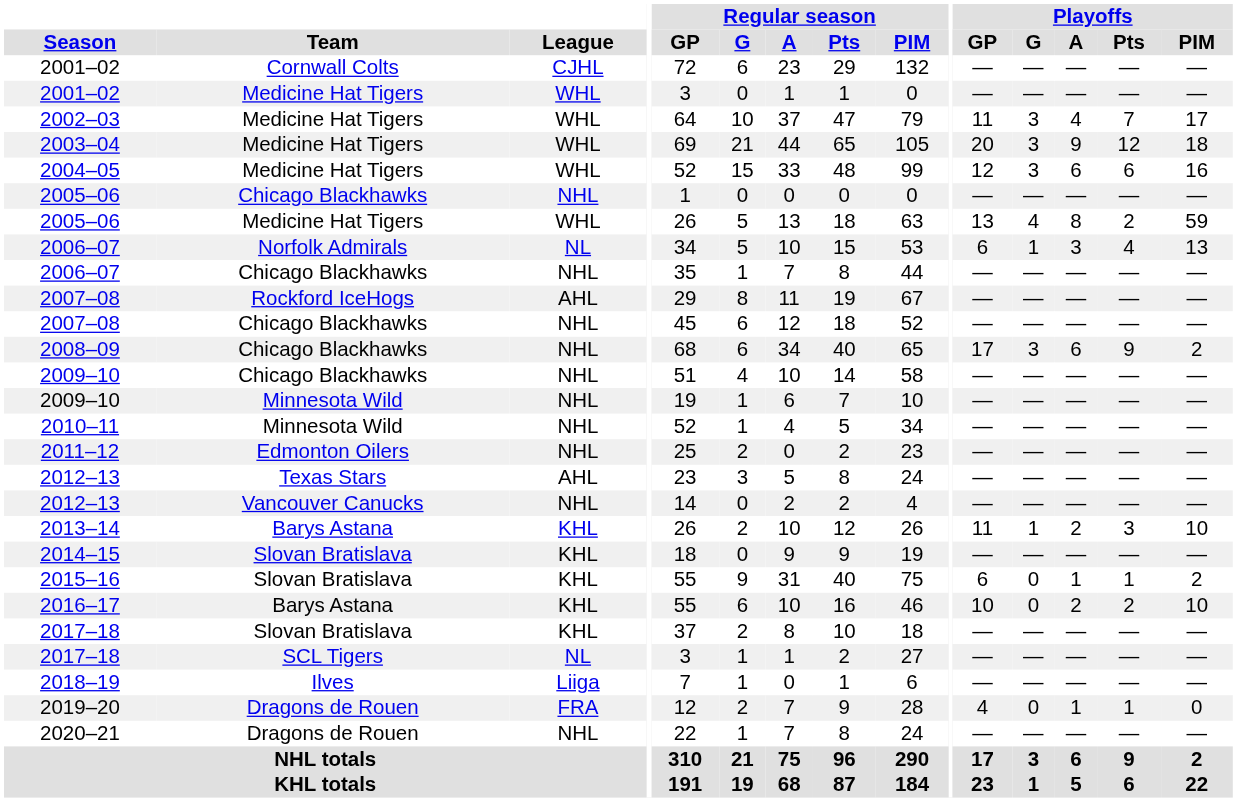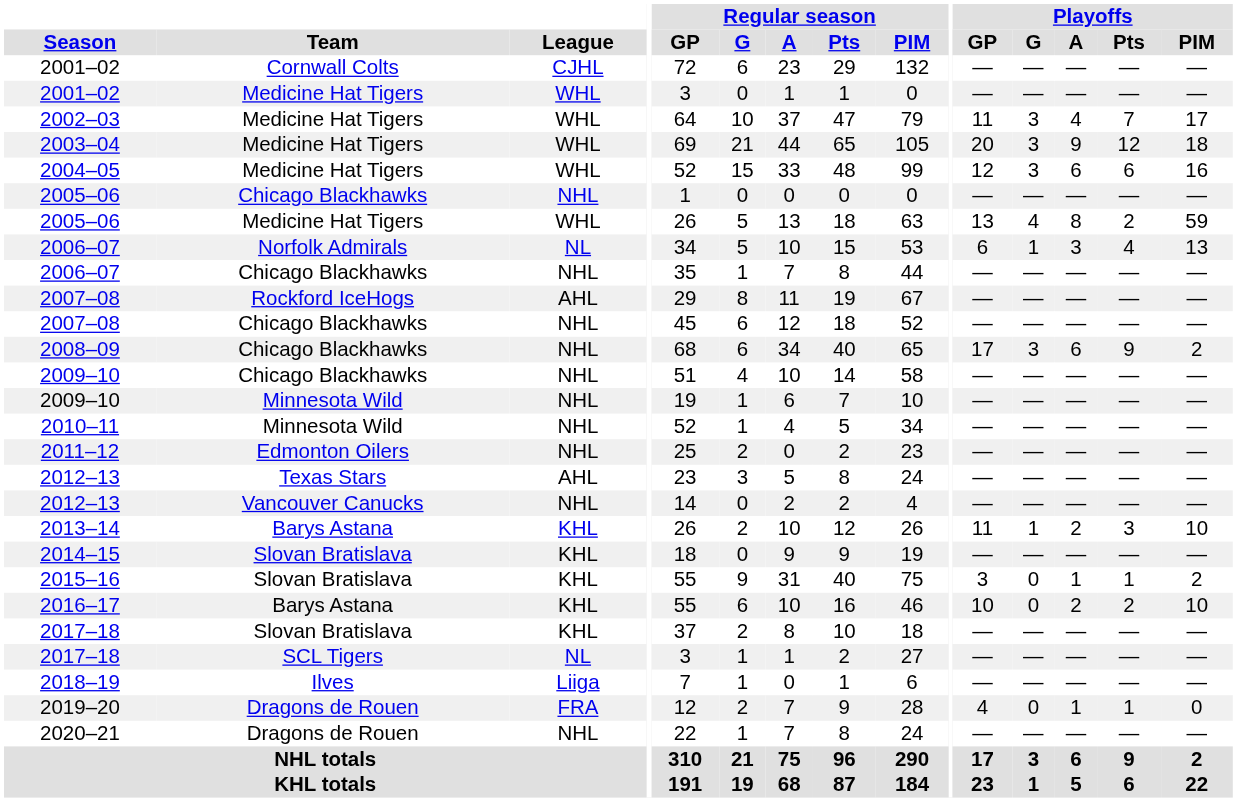(982, 579) 6 -> (982, 579) 3
